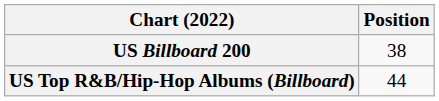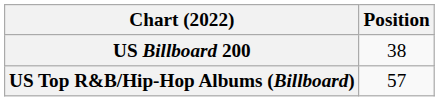(397, 80) 44 -> (397, 80) 57
